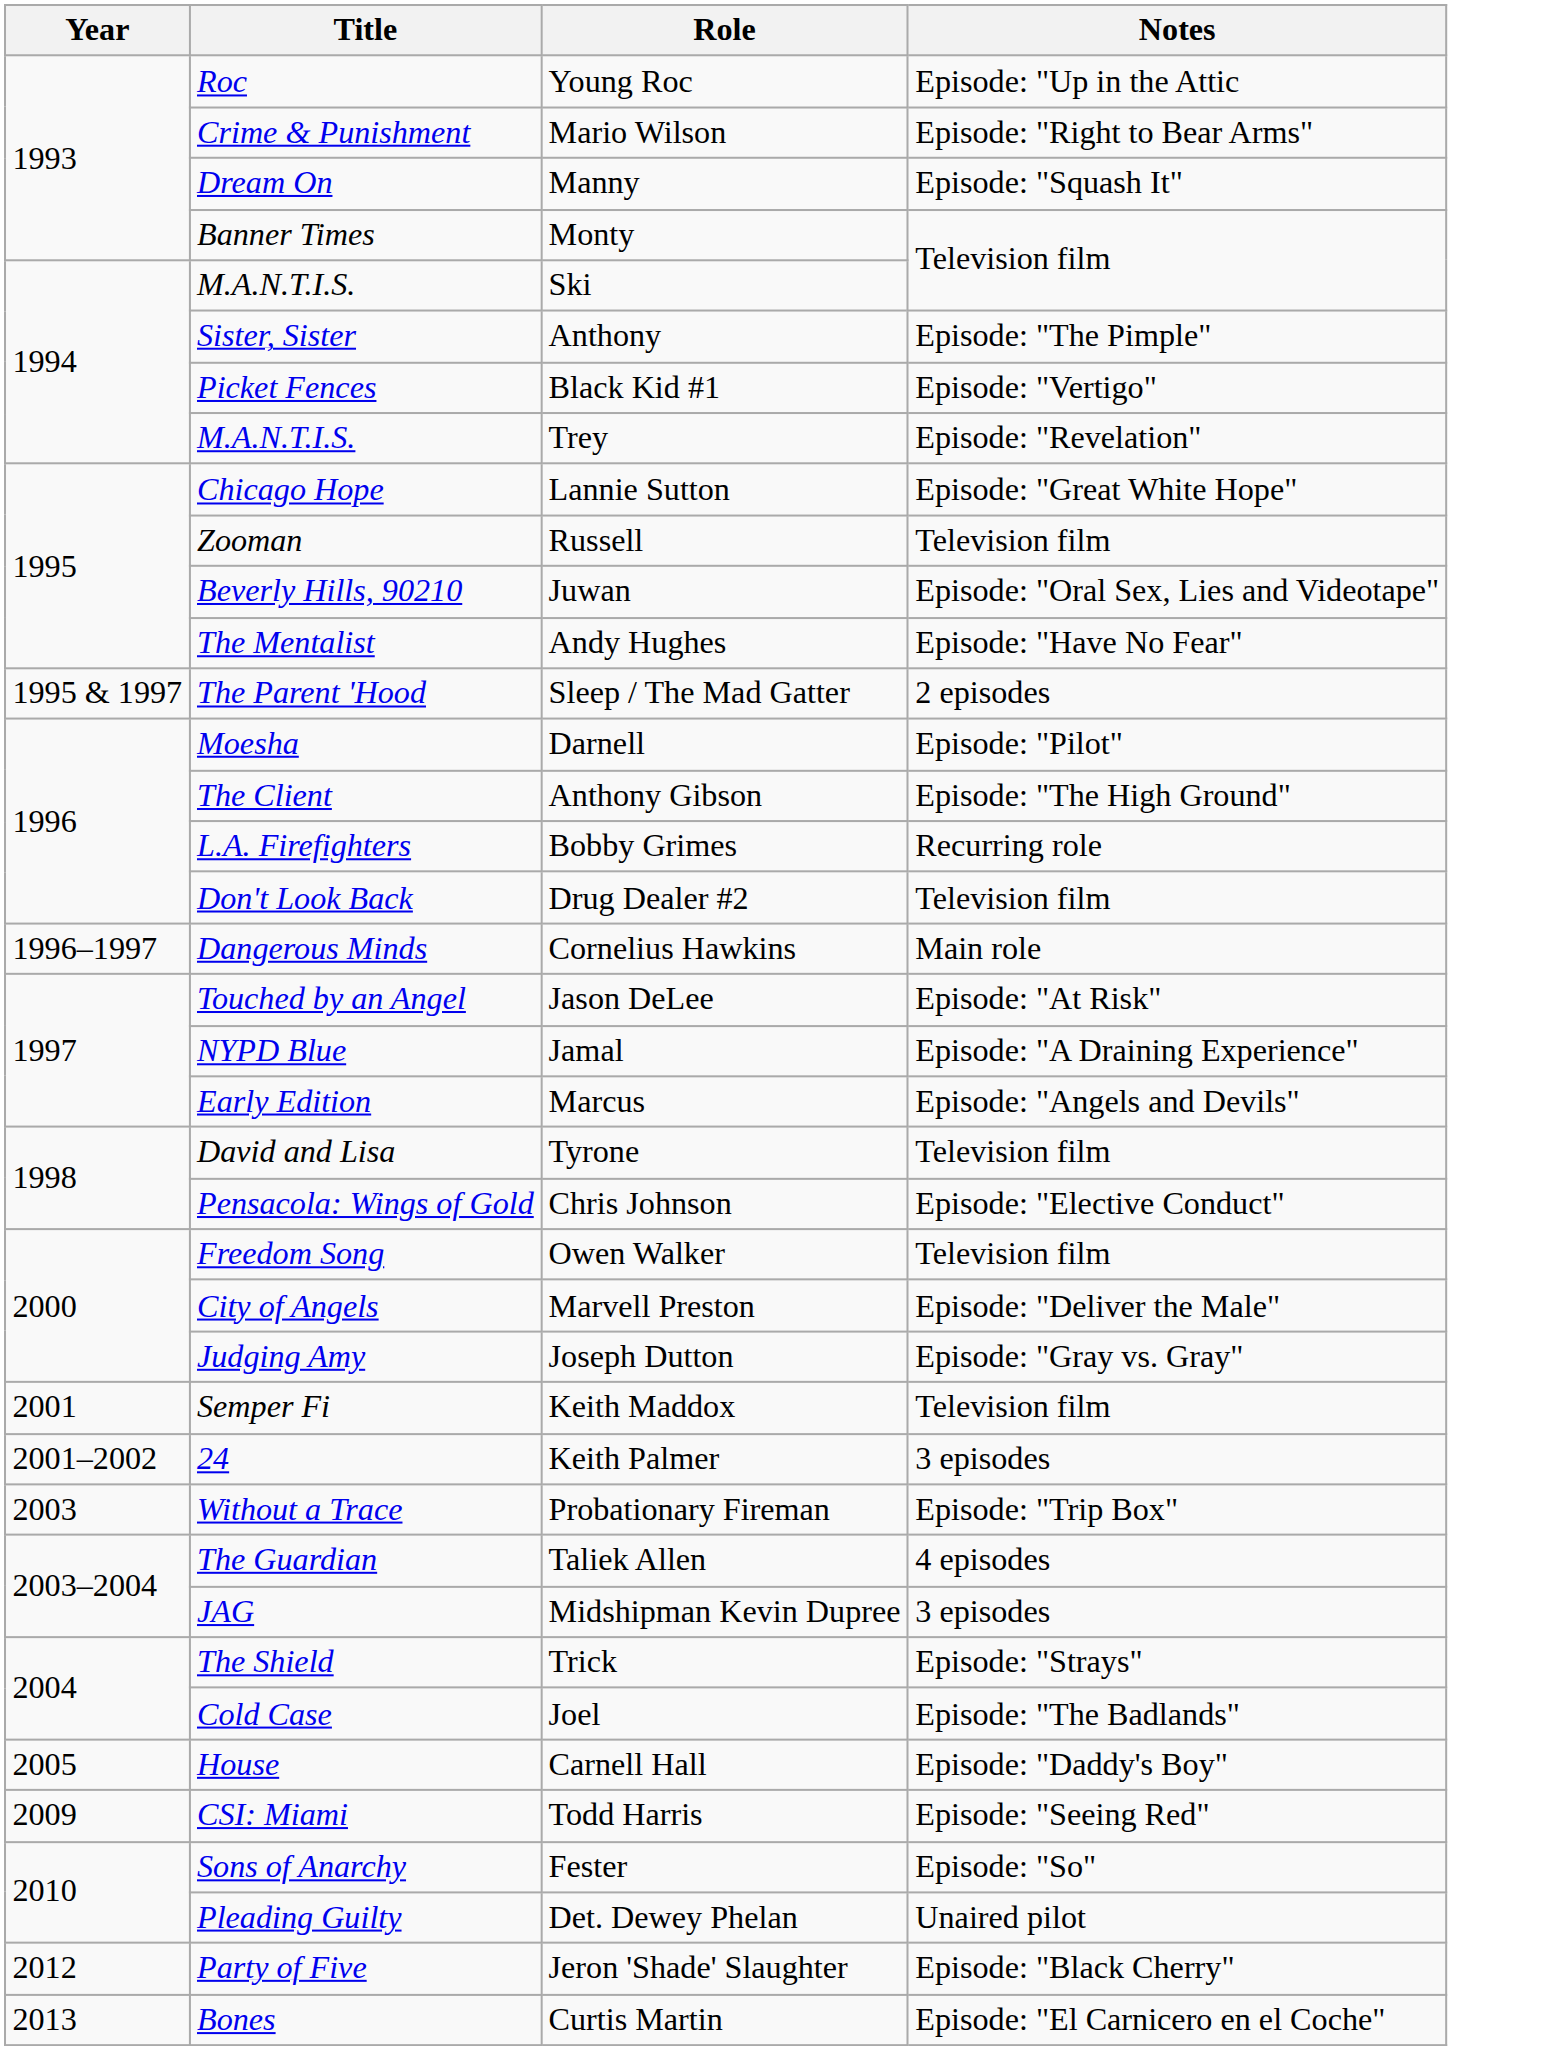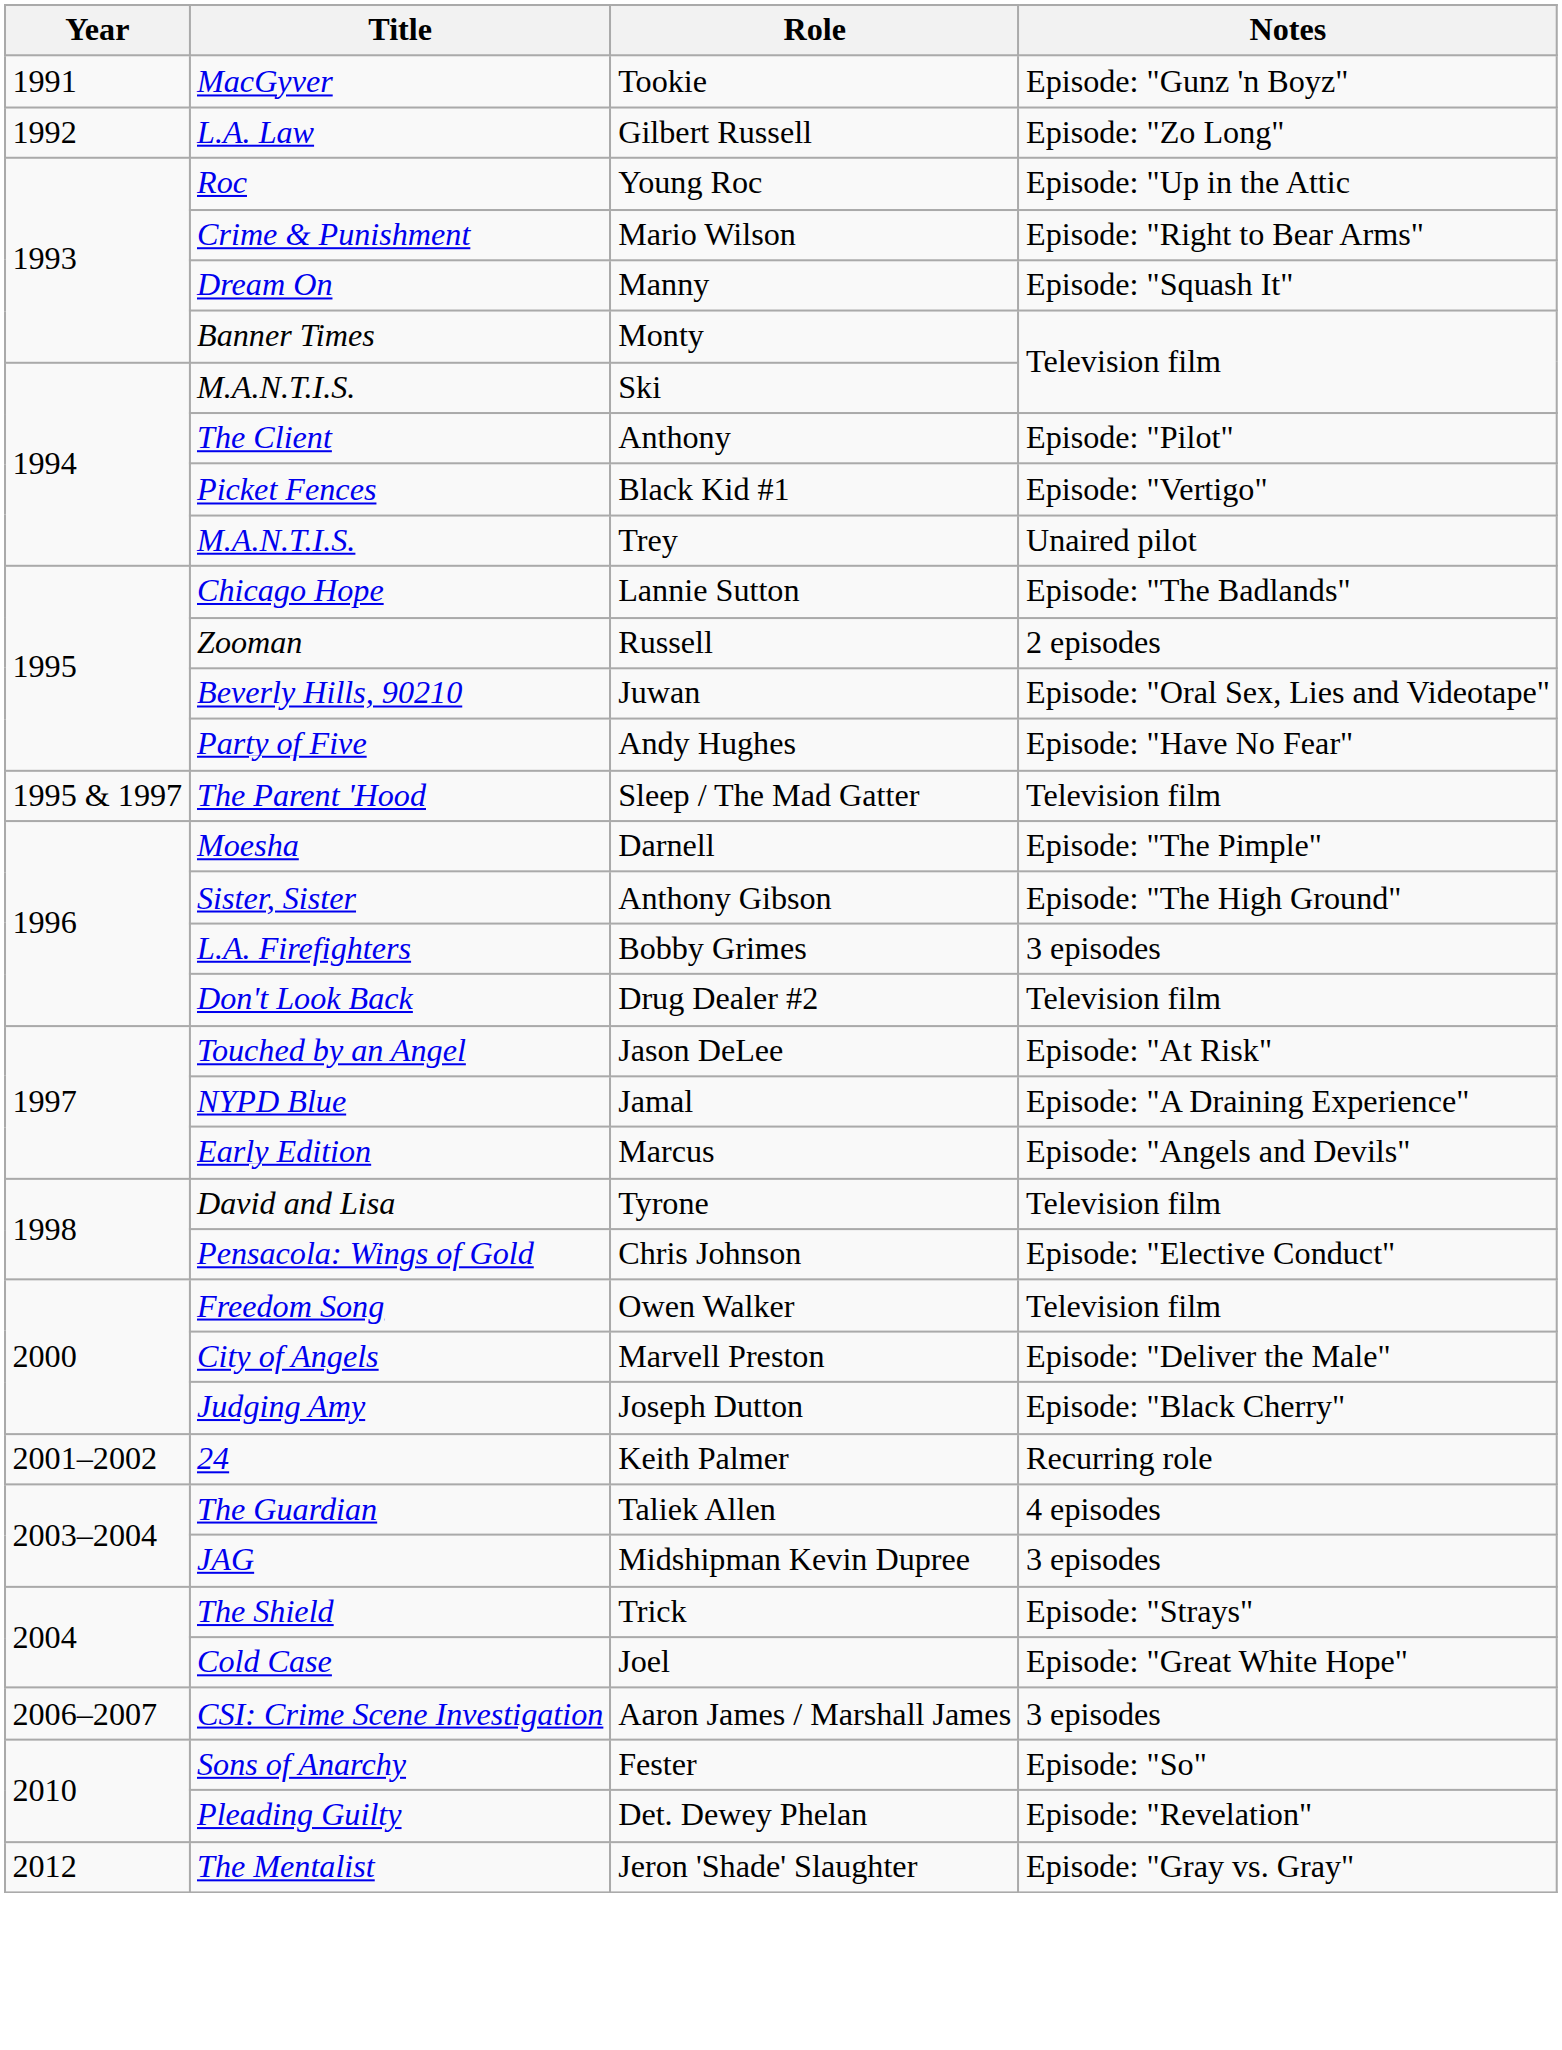+ row: (663, 81)
+ row: (715, 132)
(277, 336) Sister, Sister -> (264, 438) The Client
(1063, 336) Episode: "The Pimple" -> (1130, 438) Episode: "Pilot"
(1058, 438) Episode: "Revelation" -> (1111, 540) Unaired pilot
(1106, 489) Episode: "Great White Hope" -> (1188, 591) Episode: "The Badlands"
(1013, 540) Television film -> (1093, 642) 2 episodes
(286, 642) The Mentalist -> (282, 744) Party of Five
(983, 693) 2 episodes -> (1124, 795) Television film
(1019, 744) Episode: "Pilot" -> (1174, 846) Episode: "The Pimple"
(264, 795) The Client -> (277, 897) Sister, Sister
(1009, 846) Recurring role -> (1093, 948) 3 episodes
- row: (672, 948)
(1079, 1356) Episode: "Gray vs. Gray" -> (1186, 1407) Episode: "Black Cherry"
- row: (642, 1407)
(983, 1458) 3 episodes -> (1119, 1458) Recurring role
- row: (689, 1509)
(1078, 1713) Episode: "The Badlands" -> (1217, 1662) Episode: "Great White Hope"
- row: (628, 1764)
+ row: (815, 1713)
- row: (626, 1815)
(1001, 1917) Unaired pilot -> (1169, 1815) Episode: "Revelation"
(282, 1968) Party of Five -> (286, 1866) The Mentalist
(1075, 1968) Episode: "Black Cherry" -> (1190, 1866) Episode: "Gray vs. Gray"
- row: (636, 2019)
